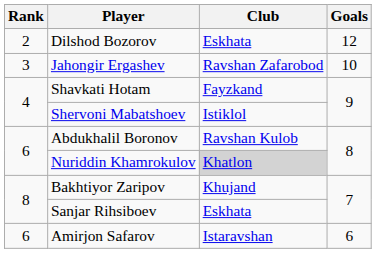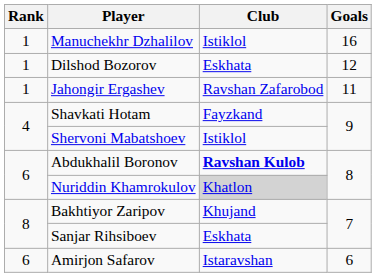+ row: (122, 41)
(26, 41) 2 -> (26, 65) 1
(26, 65) 3 -> (26, 89) 1
(349, 65) 10 -> (349, 89) 11
(250, 138) normal -> (254, 162) bold
